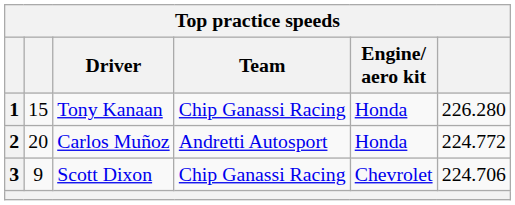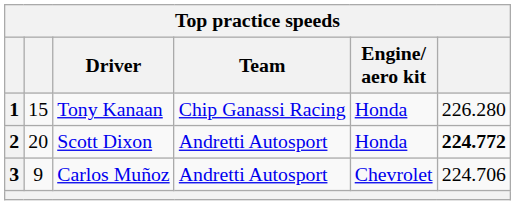(113, 142) Carlos Muñoz -> (105, 142) Scott Dixon
(474, 142) normal -> (474, 142) bold
(105, 174) Scott Dixon -> (113, 174) Carlos Muñoz
(262, 174) Chip Ganassi Racing -> (253, 174) Andretti Autosport
